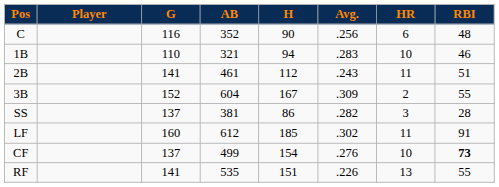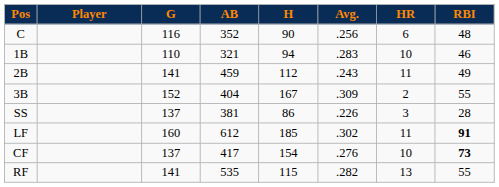(230, 73) 461 -> (230, 73) 459
(464, 73) 51 -> (464, 73) 49
(230, 93) 604 -> (230, 93) 404
(347, 113) .282 -> (347, 113) .226
(464, 133) normal -> (464, 133) bold
(230, 152) 499 -> (230, 152) 417
(288, 172) 151 -> (288, 172) 115
(347, 172) .226 -> (347, 172) .282
